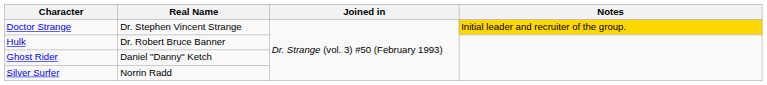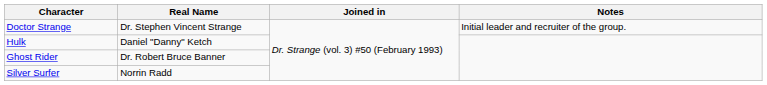(544, 27) gold background -> (544, 27) no background
(173, 42) Dr. Robert Bruce Banner -> (166, 42) Daniel "Danny" Ketch
(166, 57) Daniel "Danny" Ketch -> (173, 57) Dr. Robert Bruce Banner
